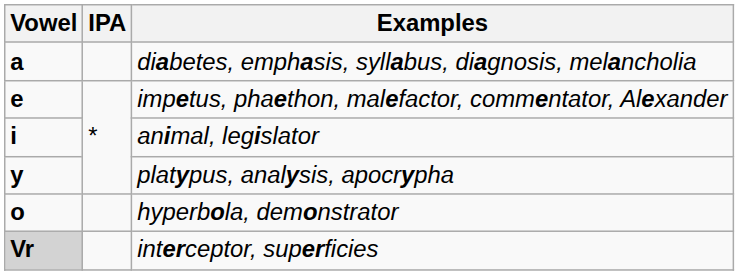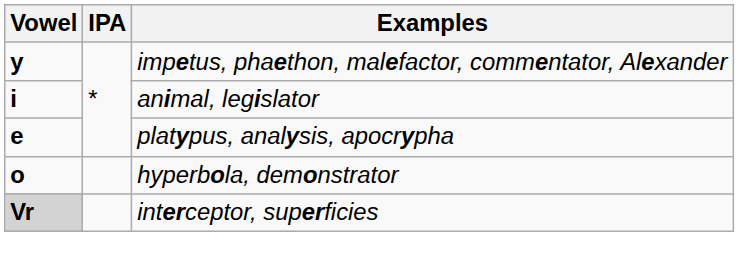- row: (417, 61)
(17, 99) e -> (17, 61) y
(17, 174) y -> (17, 136) e
